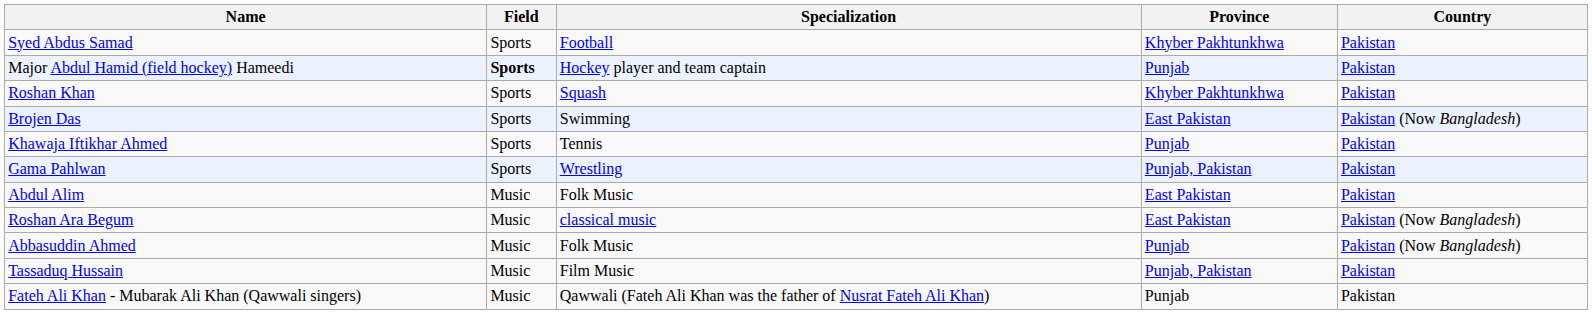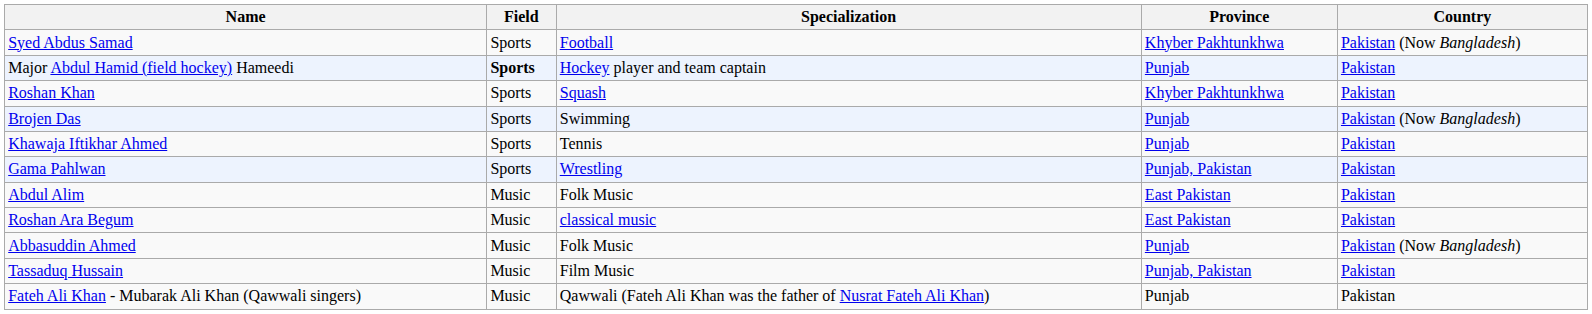(1368, 42) Pakistan -> (1431, 42) Pakistan (Now Bangladesh)
(1188, 118) East Pakistan -> (1167, 118) Punjab
(1431, 220) Pakistan (Now Bangladesh) -> (1368, 220) Pakistan
